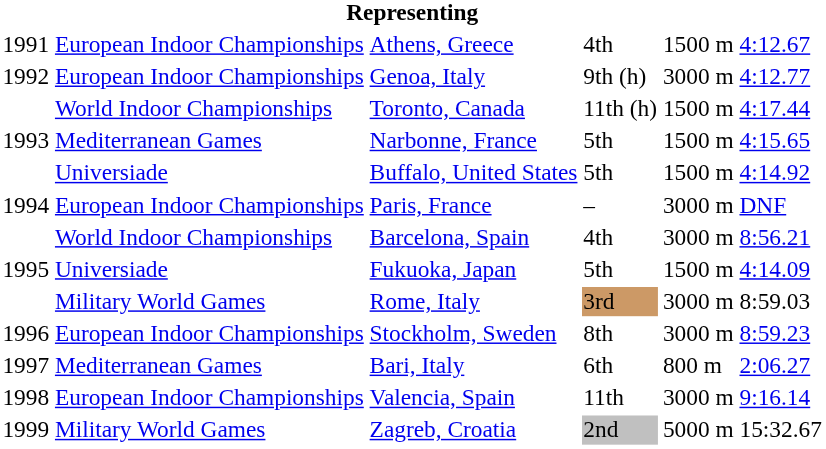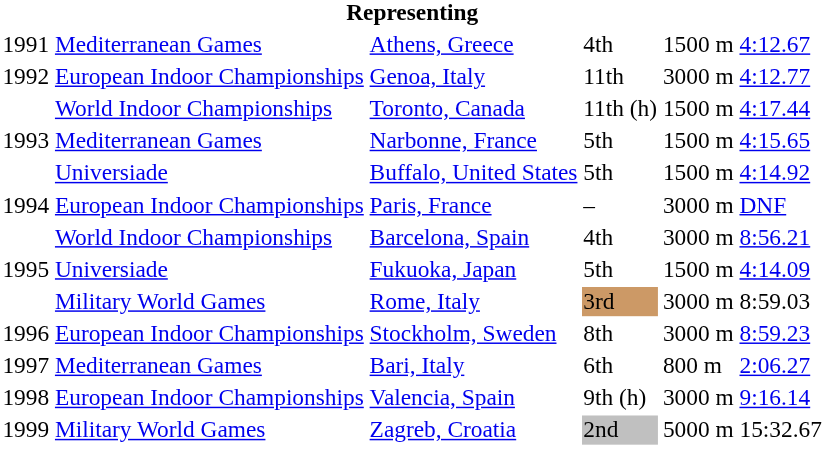(209, 44) European Indoor Championships -> (158, 44) Mediterranean Games
(615, 76) 9th (h) -> (604, 76) 11th
(604, 397) 11th -> (615, 397) 9th (h)
